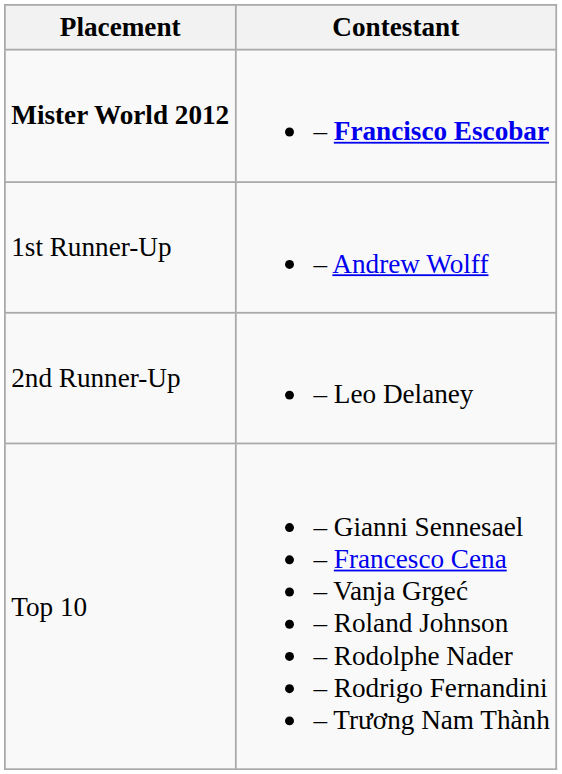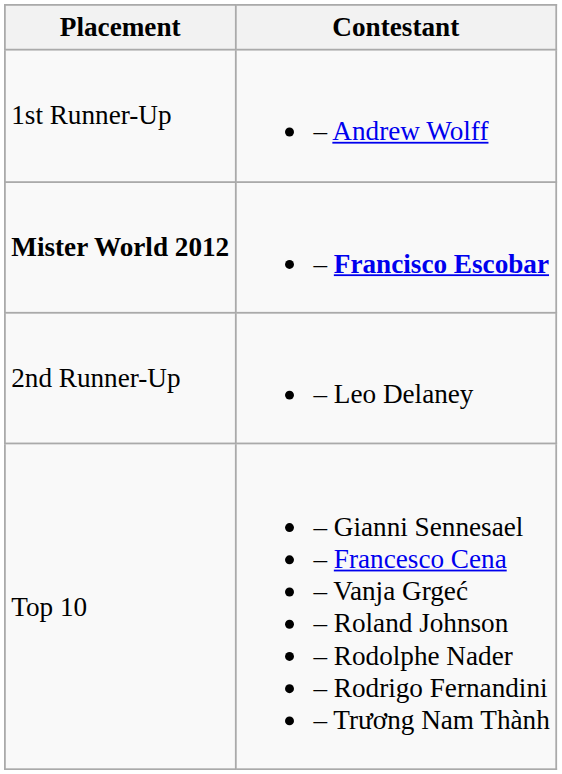rows swapped: (120, 115) <-> (91, 246)
